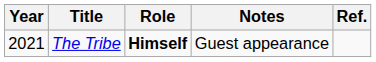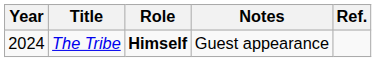(26, 43) 2021 -> (26, 43) 2024
